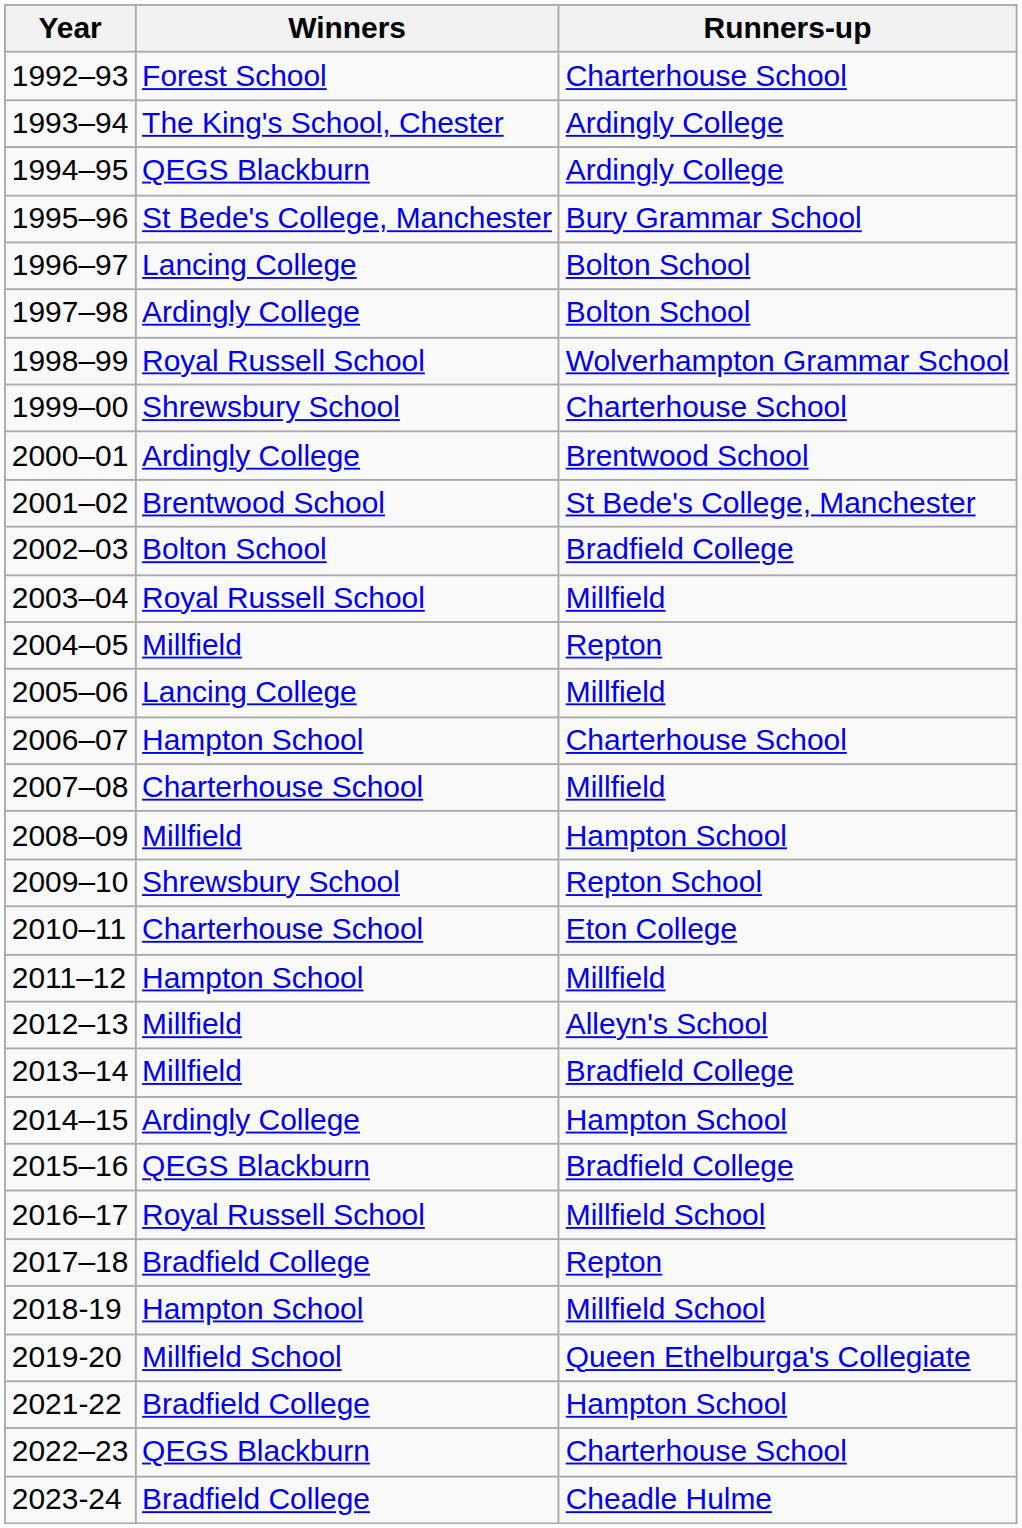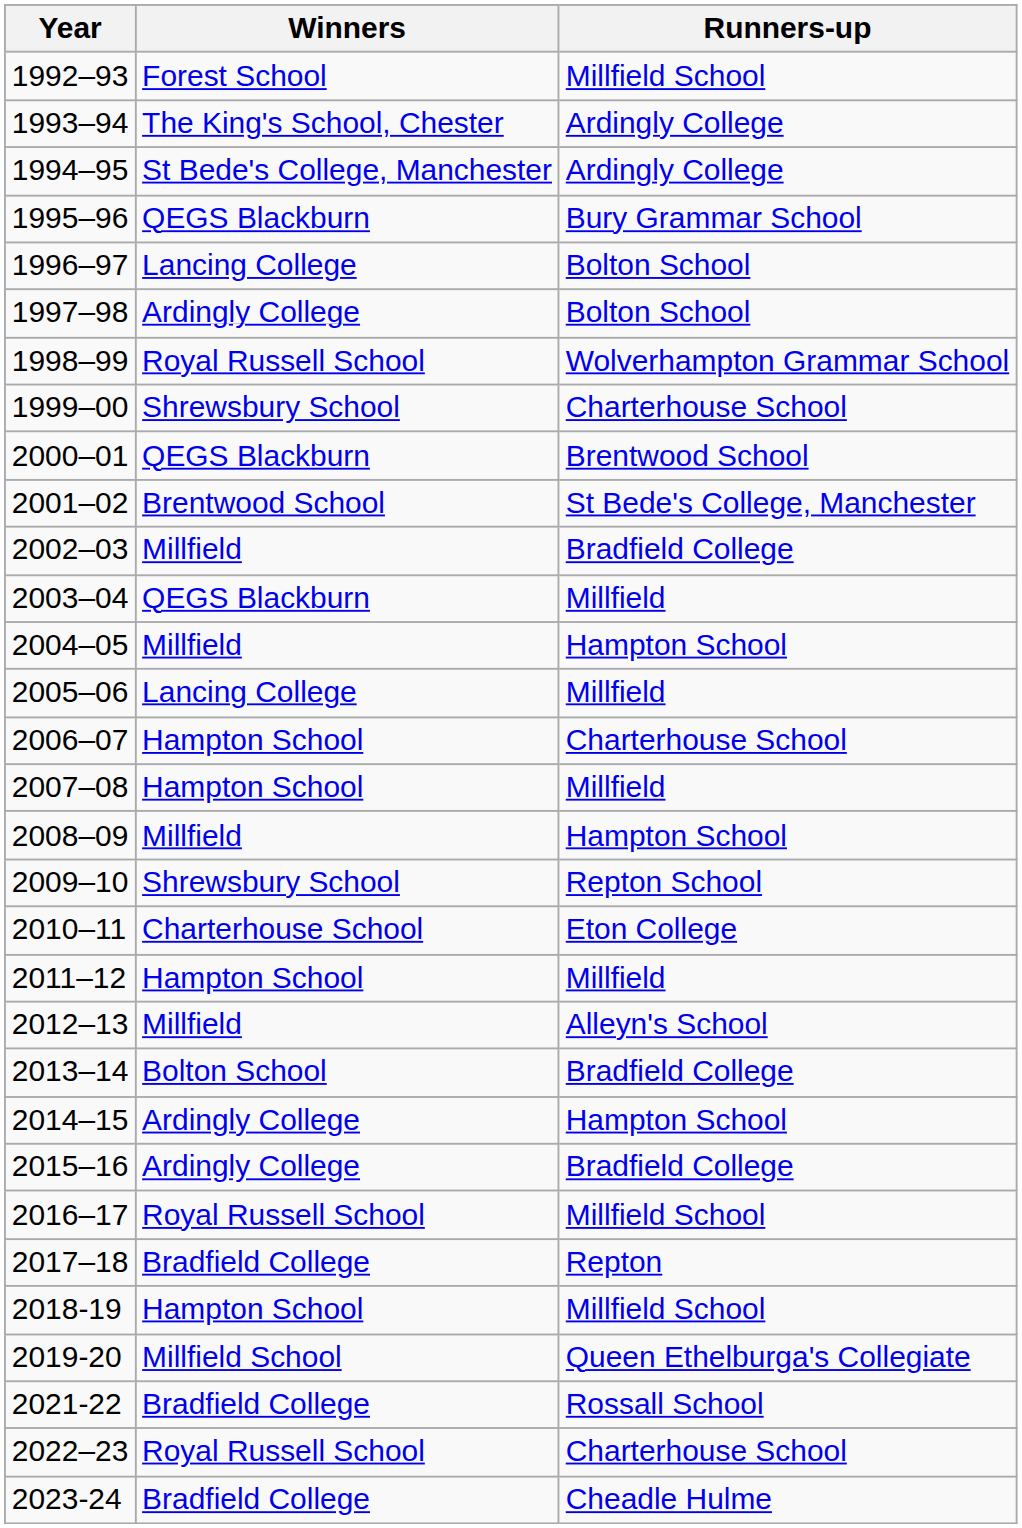(706, 75) Charterhouse School -> (666, 75) Millfield School
(256, 170) QEGS Blackburn -> (347, 170) St Bede's College, Manchester
(347, 218) St Bede's College, Manchester -> (256, 218) QEGS Blackburn
(251, 455) Ardingly College -> (256, 455) QEGS Blackburn
(234, 550) Bolton School -> (192, 550) Millfield
(283, 597) Royal Russell School -> (256, 597) QEGS Blackburn
(614, 645) Repton -> (676, 645) Hampton School
(283, 787) Charterhouse School -> (253, 787) Hampton School
(192, 1072) Millfield -> (234, 1072) Bolton School
(256, 1167) QEGS Blackburn -> (251, 1167) Ardingly College
(676, 1404) Hampton School -> (665, 1404) Rossall School
(256, 1451) QEGS Blackburn -> (283, 1451) Royal Russell School
